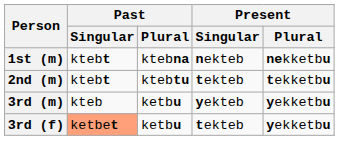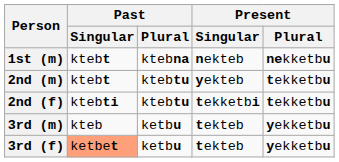(220, 81) tekteb -> (220, 81) yekteb
+ row: (36, 103)
(220, 103) yekteb -> (220, 125) tekteb
